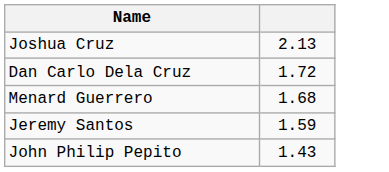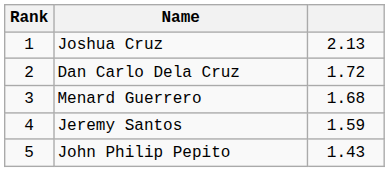+ column: (29, 18)
